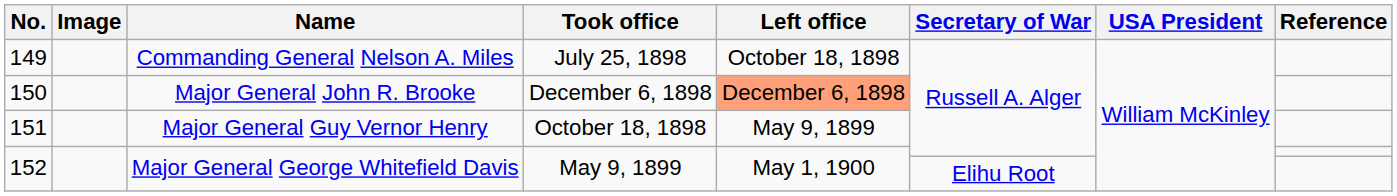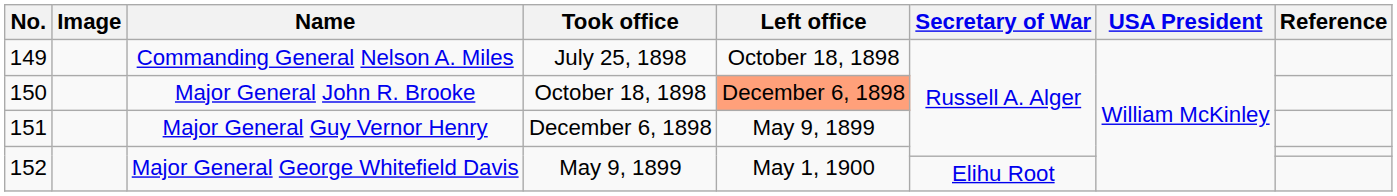(620, 92) December 6, 1898 -> (620, 92) October 18, 1898
(620, 127) October 18, 1898 -> (620, 127) December 6, 1898
